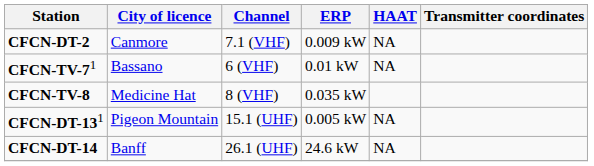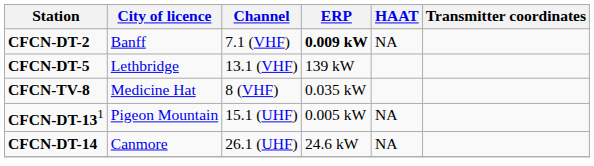(139, 41) Canmore -> (128, 41) Banff
(335, 41) normal -> (336, 41) bold
+ row: (49, 66)
- row: (52, 68)
(128, 148) Banff -> (139, 144) Canmore
